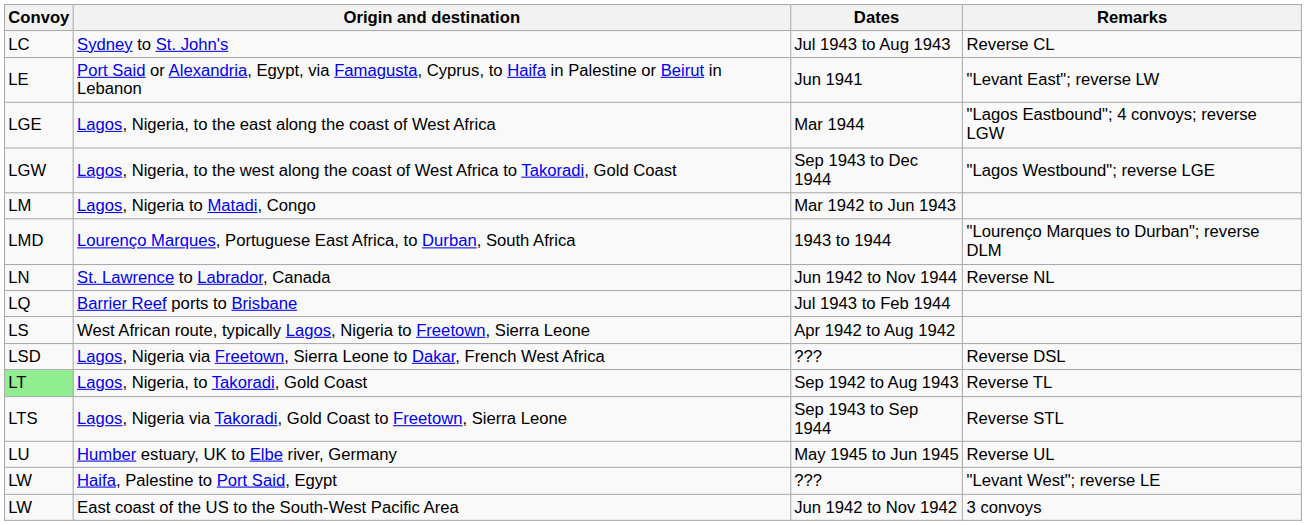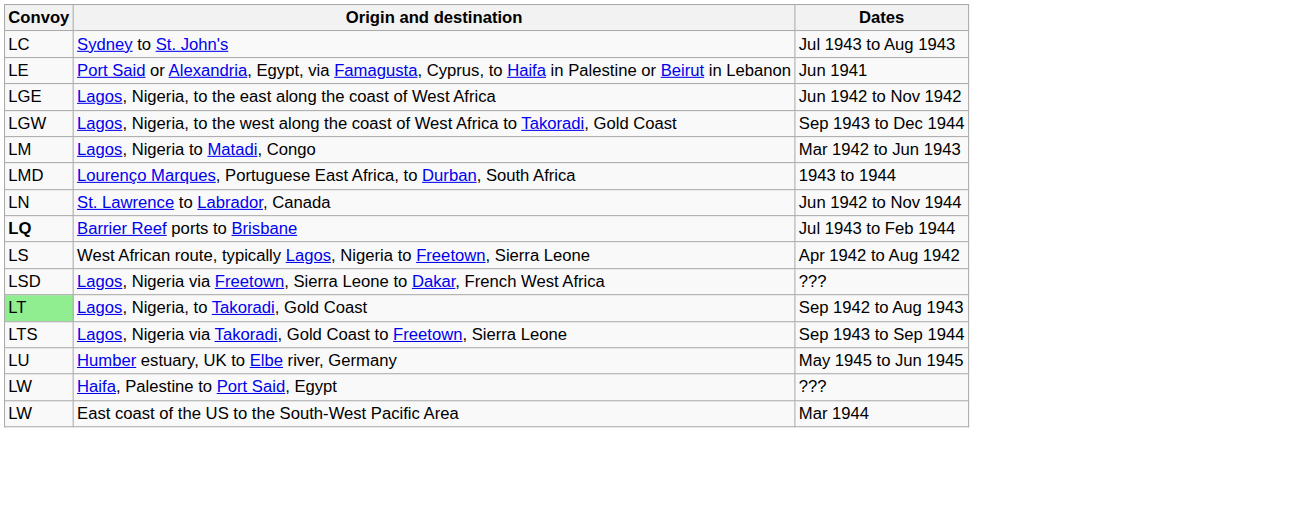- column: (1132, 17)
(829, 124) Mar 1944 -> (880, 96) Jun 1942 to Nov 1942
(19, 303) normal -> (20, 228) bold
(876, 507) Jun 1942 to Nov 1942 -> (834, 413) Mar 1944
